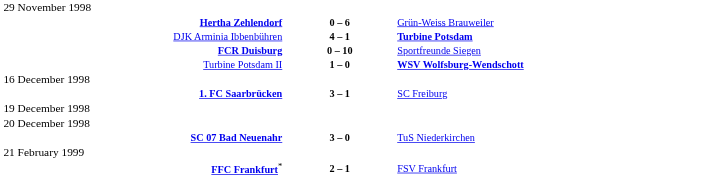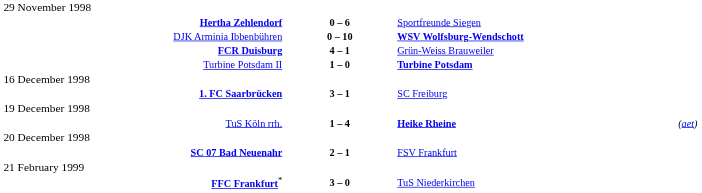(445, 22) Grün-Weiss Brauweiler -> (439, 22) Sportfreunde Siegen
(340, 36) 4 – 1 -> (340, 36) 0 – 10
(435, 36) Turbine Potsdam -> (460, 36) WSV Wolfsburg-Wendschott
(340, 51) 0 – 10 -> (340, 51) 4 – 1
(439, 51) Sportfreunde Siegen -> (445, 51) Grün-Weiss Brauweiler
(460, 65) WSV Wolfsburg-Wendschott -> (435, 65) Turbine Potsdam
+ row: (254, 123)
(340, 138) 3 – 0 -> (340, 152) 2 – 1
(436, 138) TuS Niederkirchen -> (427, 152) FSV Frankfurt
(340, 168) 2 – 1 -> (340, 183) 3 – 0
(427, 168) FSV Frankfurt -> (436, 183) TuS Niederkirchen
